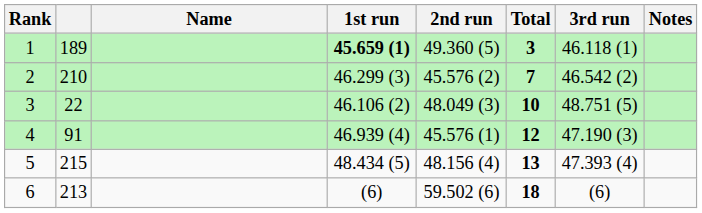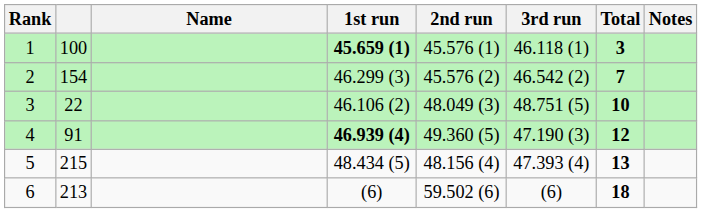columns swapped: (600, 18) <-> (531, 18)
(73, 47) 189 -> (73, 47) 100
(462, 47) 49.360 (5) -> (462, 47) 45.576 (1)
(73, 76) 210 -> (73, 76) 154
(372, 134) normal -> (372, 134) bold
(462, 134) 45.576 (1) -> (462, 134) 49.360 (5)
